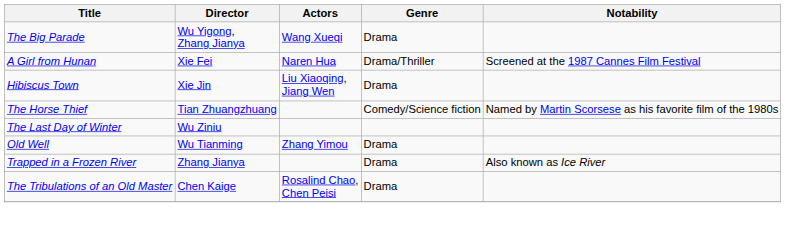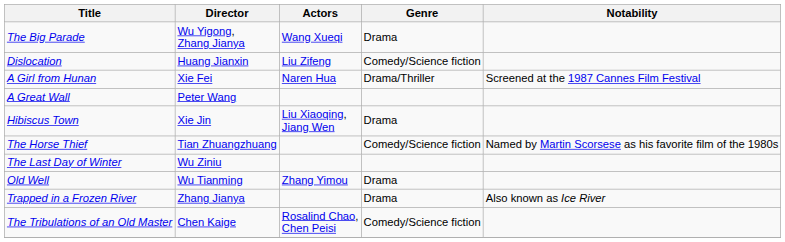+ row: (34, 61)
+ row: (38, 97)
(380, 186) Drama -> (422, 222) Comedy/Science fiction
